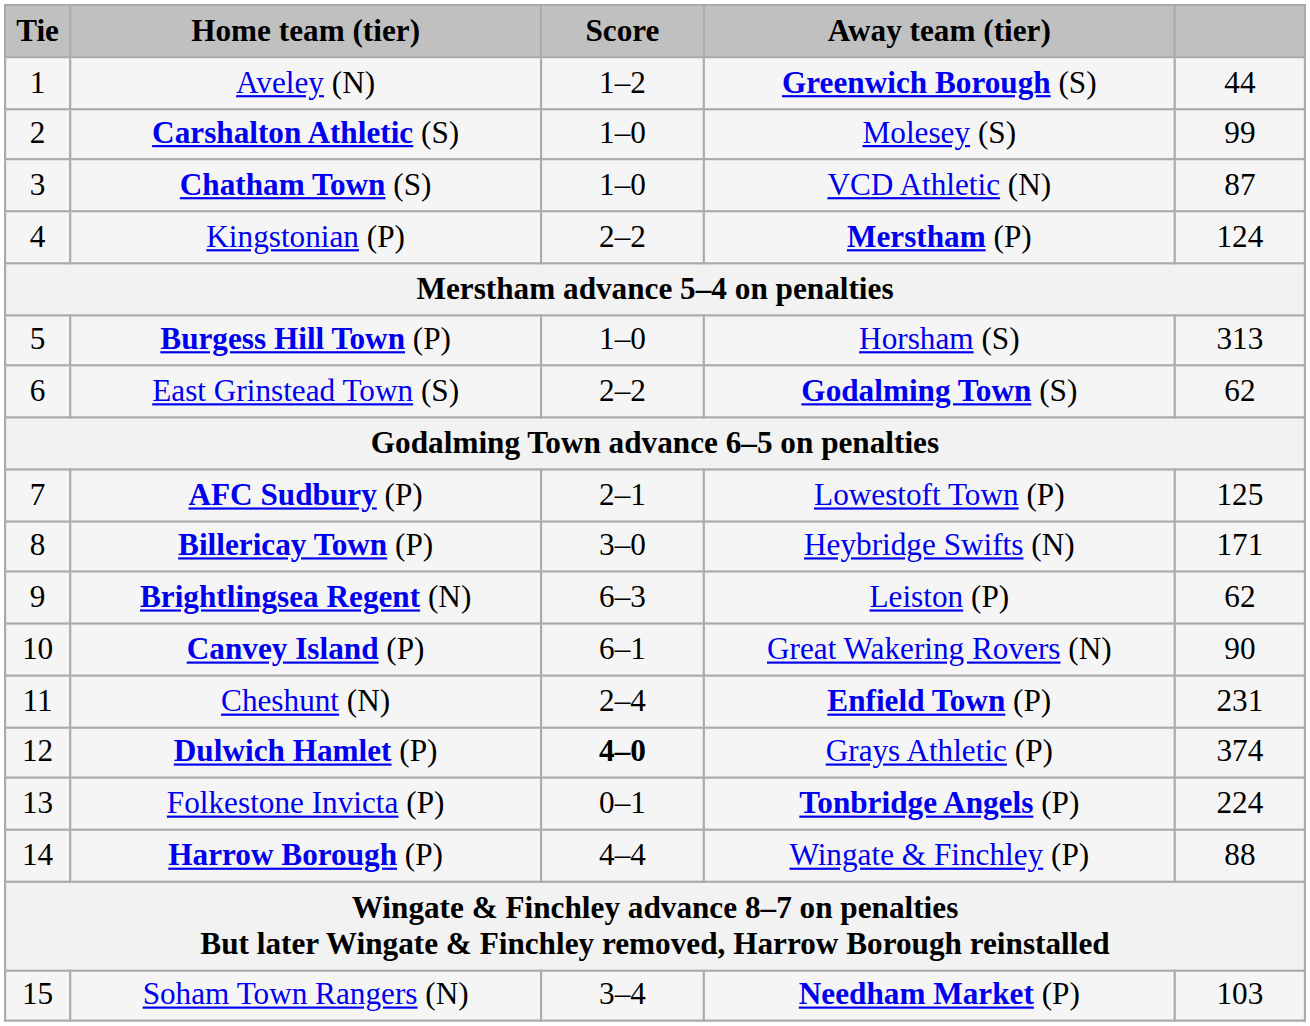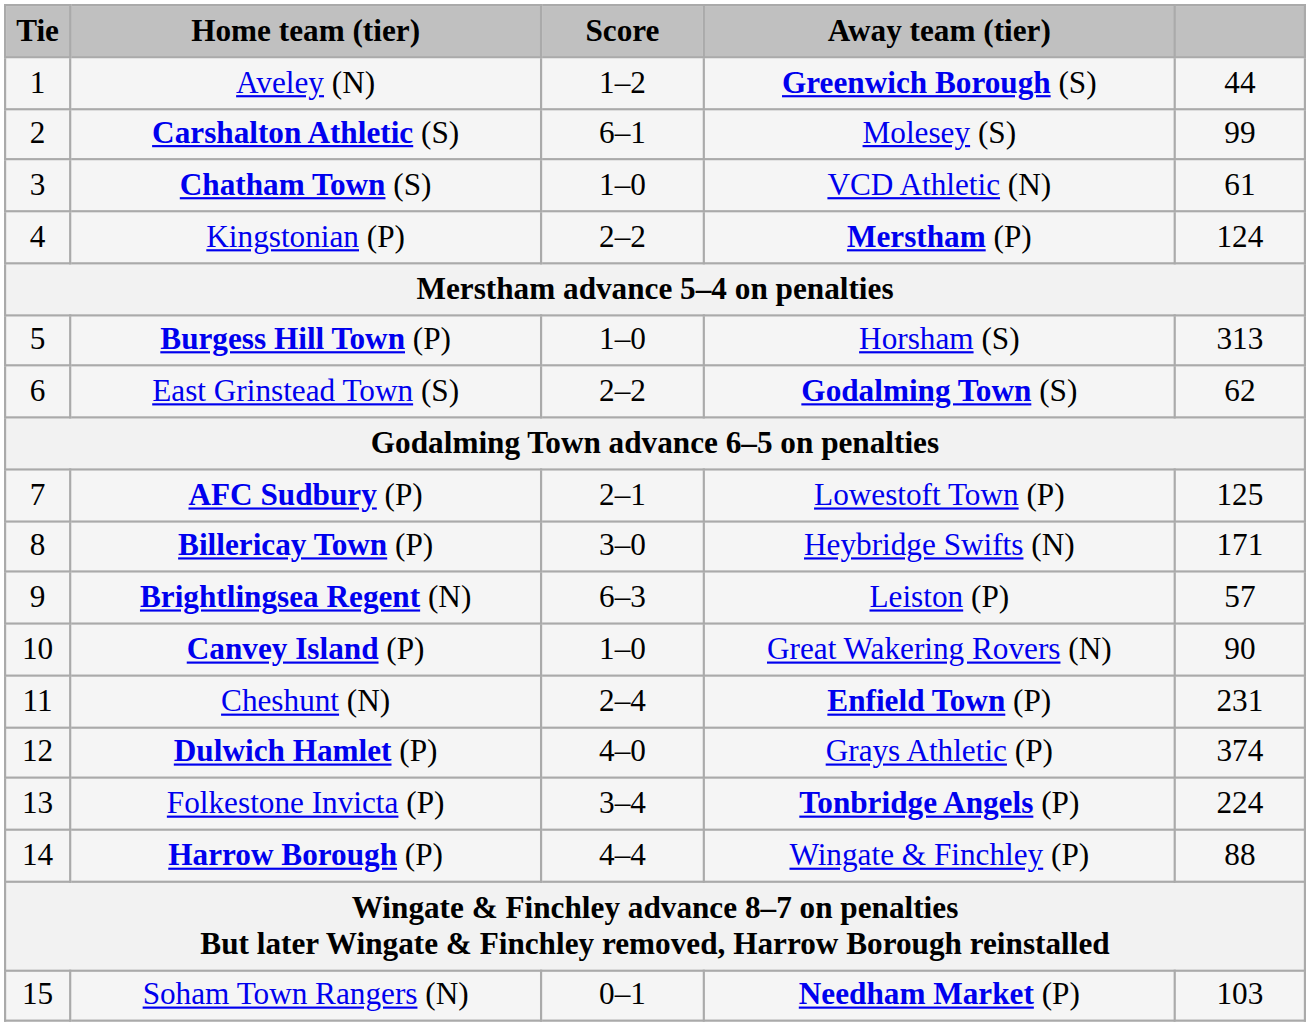(622, 133) 1–0 -> (622, 133) 6–1
(1240, 185) 87 -> (1240, 185) 61
(1240, 597) 62 -> (1240, 597) 57
(622, 649) 6–1 -> (622, 649) 1–0
(622, 752) bold -> (622, 752) normal
(622, 803) 0–1 -> (622, 803) 3–4
(622, 995) 3–4 -> (622, 995) 0–1
